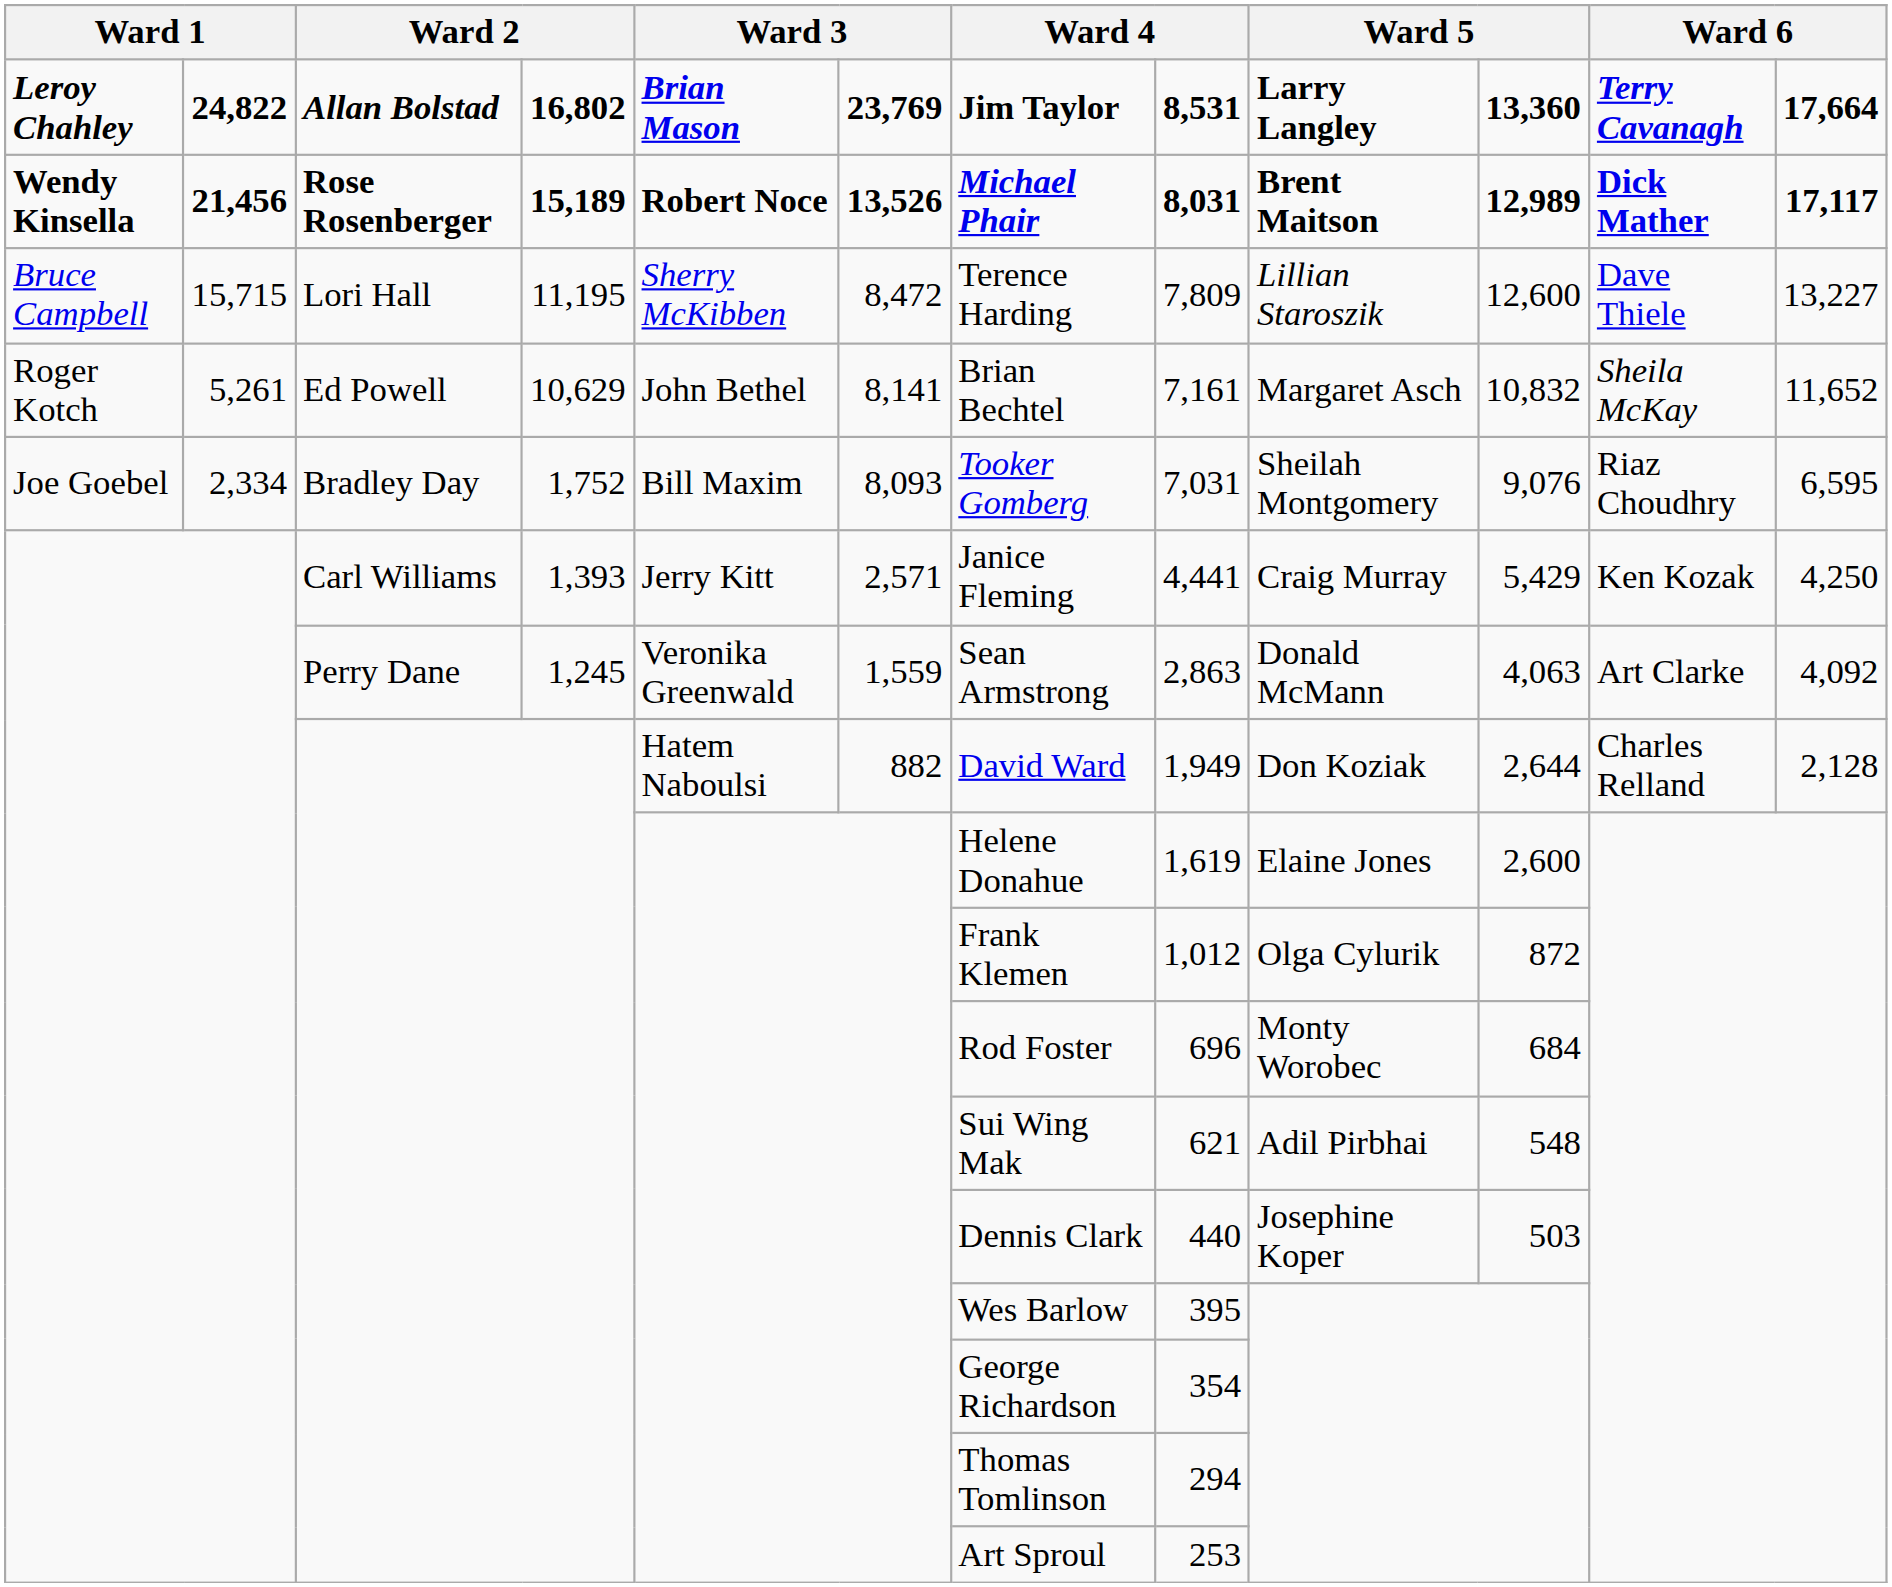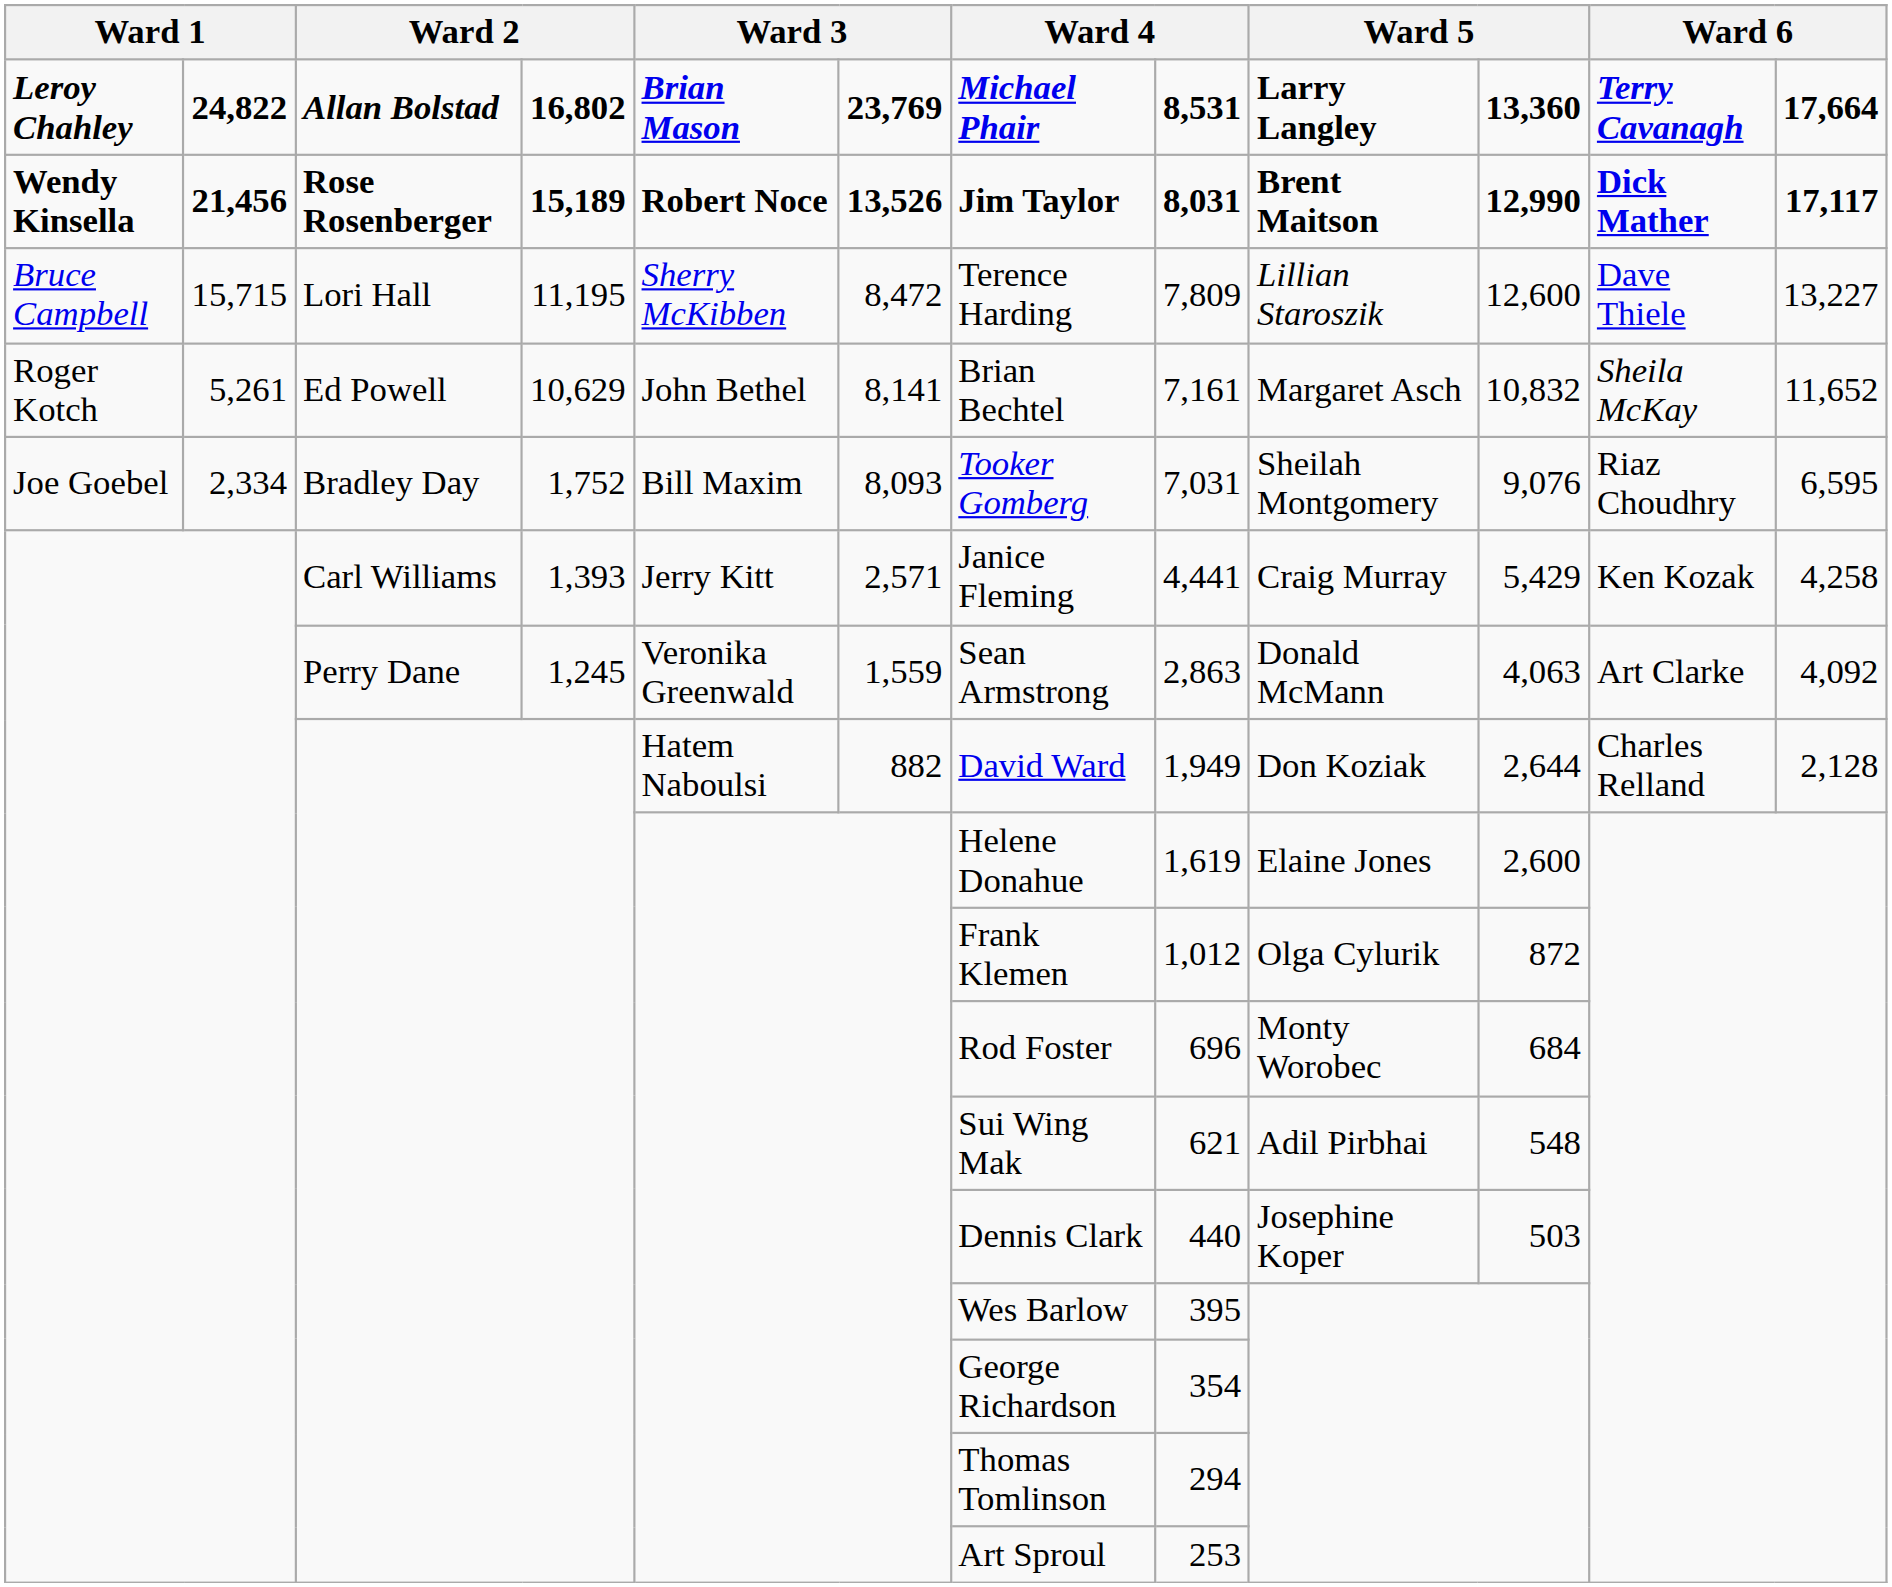(1039, 106) Jim Taylor -> (1017, 106) Michael Phair
(1017, 200) Michael Phair -> (1039, 200) Jim Taylor
(1533, 200) 12,989 -> (1533, 200) 12,990
(1839, 577) 4,250 -> (1839, 577) 4,258
